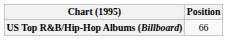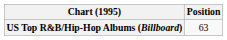(204, 27) 66 -> (204, 27) 63
